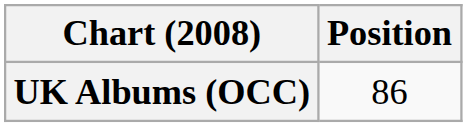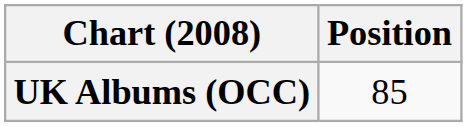(389, 90) 86 -> (389, 90) 85
